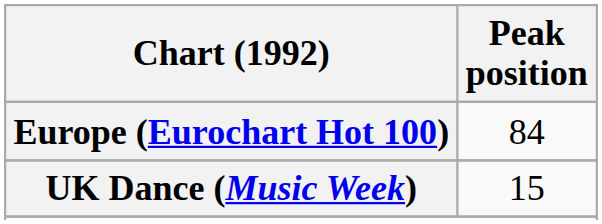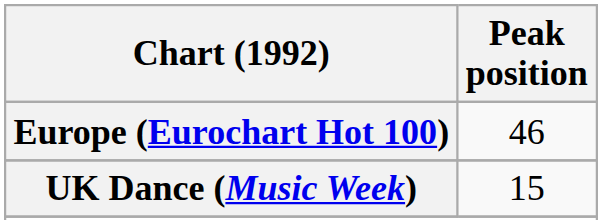(527, 130) 84 -> (527, 130) 46
